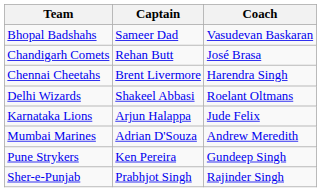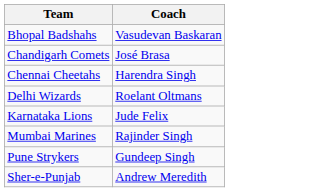- column: (158, 14)
(253, 136) Andrew Meredith -> (154, 136) Rajinder Singh
(245, 177) Rajinder Singh -> (161, 177) Andrew Meredith
